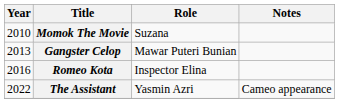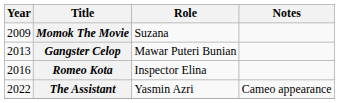(19, 32) 2010 -> (19, 32) 2009
